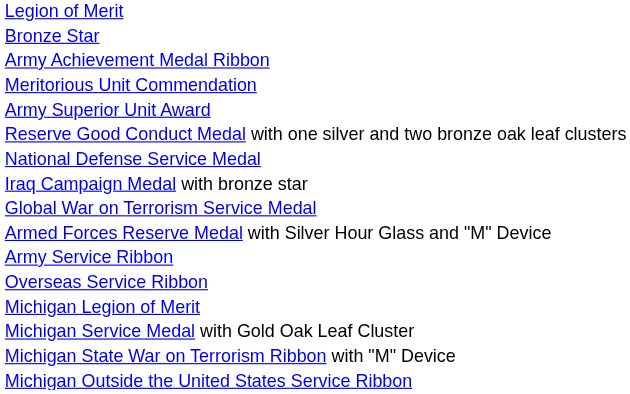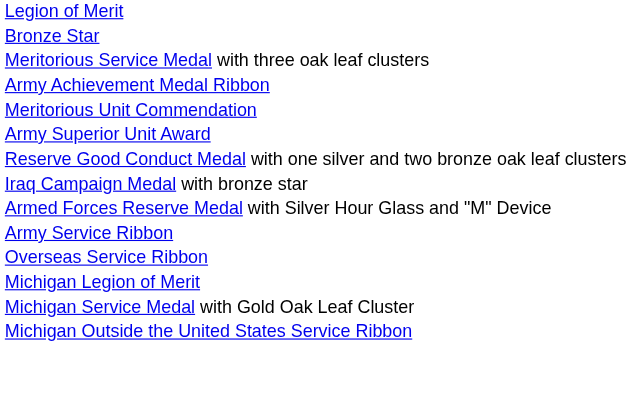+ row: (217, 60)
- row: (133, 159)
- row: (161, 208)
- row: (230, 356)
